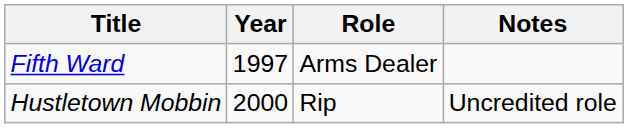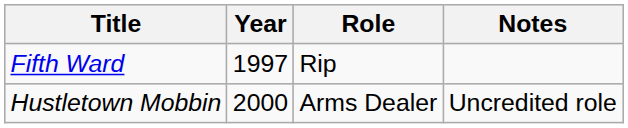(368, 63) Arms Dealer -> (318, 63) Rip
(318, 102) Rip -> (368, 102) Arms Dealer
